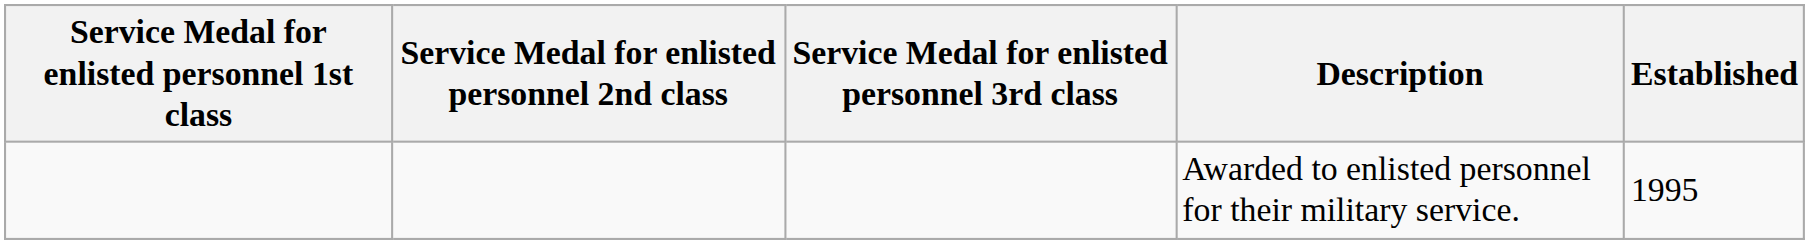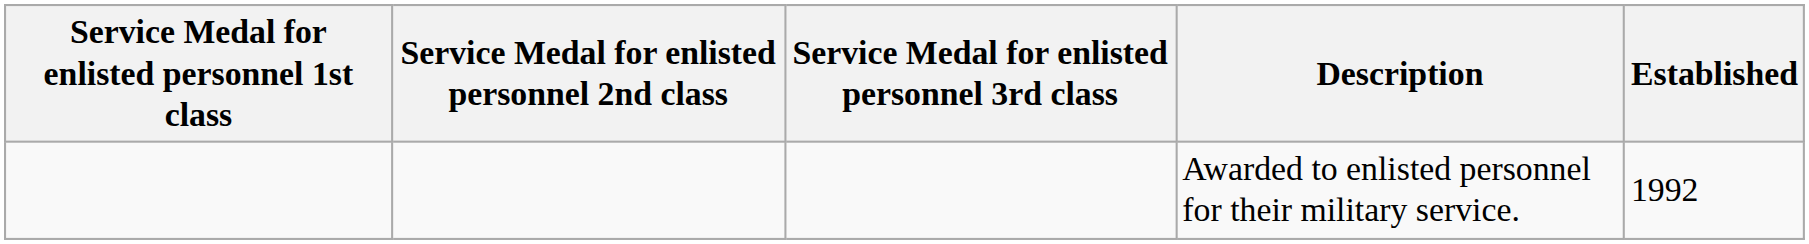(1665, 189) 1995 -> (1665, 189) 1992
